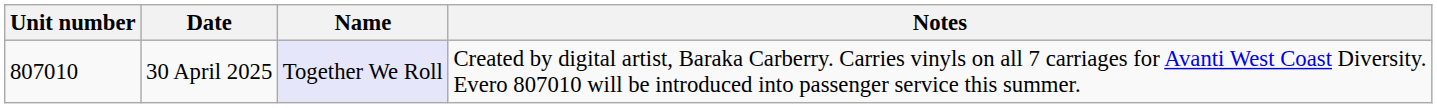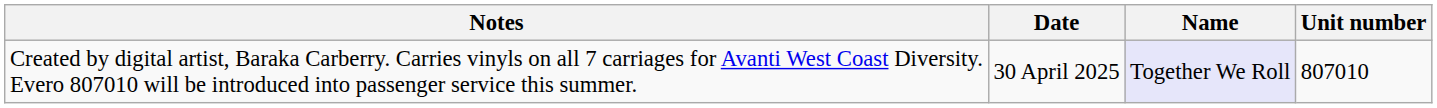columns swapped: (73, 22) <-> (940, 22)
